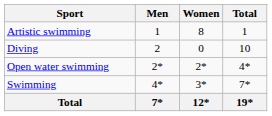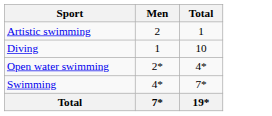- column: (201, 13)
(157, 31) 1 -> (157, 31) 2
(157, 48) 2 -> (157, 48) 1
